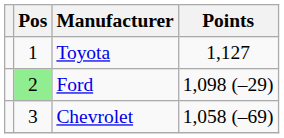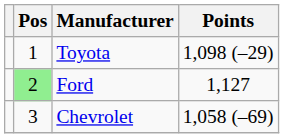(228, 52) 1,127 -> (228, 52) 1,098 (–29)
(228, 84) 1,098 (–29) -> (228, 84) 1,127
